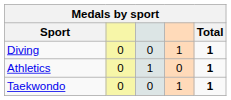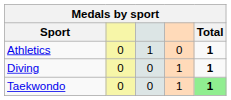rows swapped: (29, 68) <-> (23, 50)
(210, 87) no background -> (210, 87) lightgreen background
